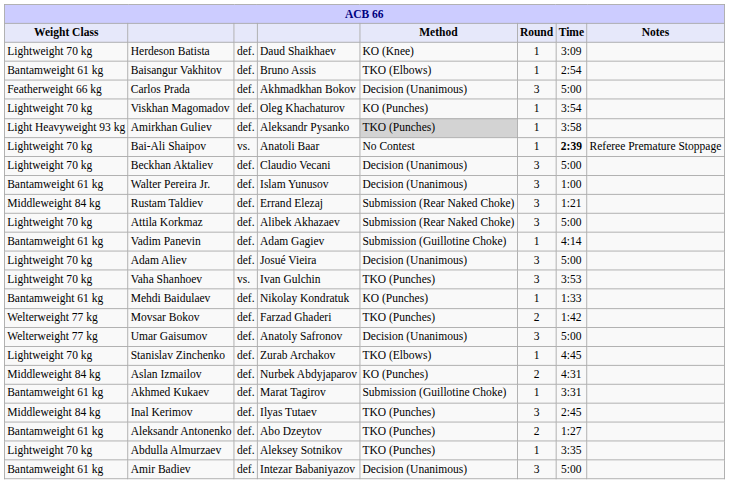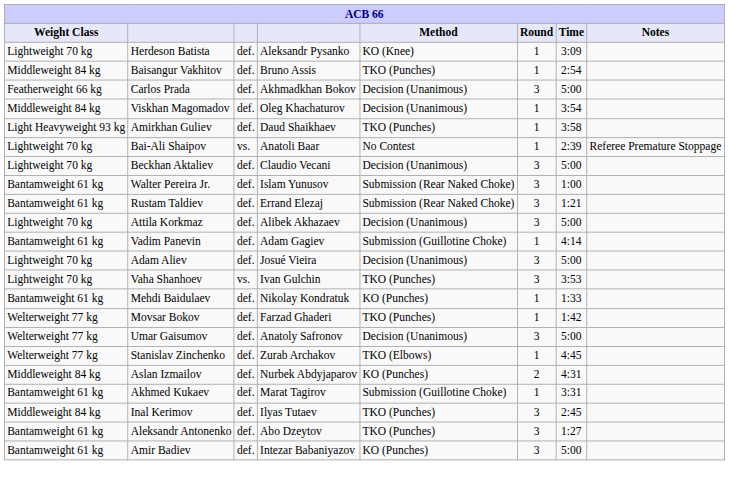(298, 51) Daud Shaikhaev -> (305, 51) Aleksandr Pysanko
(55, 70) Bantamweight 61 kg -> (54, 70) Middleweight 84 kg
(397, 70) TKO (Elbows) -> (399, 70) TKO (Punches)
(50, 108) Lightweight 70 kg -> (54, 108) Middleweight 84 kg
(395, 108) KO (Punches) -> (415, 108) Decision (Unanimous)
(305, 127) Aleksandr Pysanko -> (298, 127) Daud Shaikhaev
(399, 127) lightgrey background -> (399, 127) no background
(571, 146) bold -> (571, 146) normal
(415, 184) Decision (Unanimous) -> (438, 184) Submission (Rear Naked Choke)
(54, 203) Middleweight 84 kg -> (55, 203) Bantamweight 61 kg
(438, 222) Submission (Rear Naked Choke) -> (415, 222) Decision (Unanimous)
(537, 317) 2 -> (537, 317) 1
(50, 355) Lightweight 70 kg -> (52, 355) Welterweight 77 kg
(537, 431) 2 -> (537, 431) 3
- row: (176, 450)
(415, 469) Decision (Unanimous) -> (395, 450) KO (Punches)
